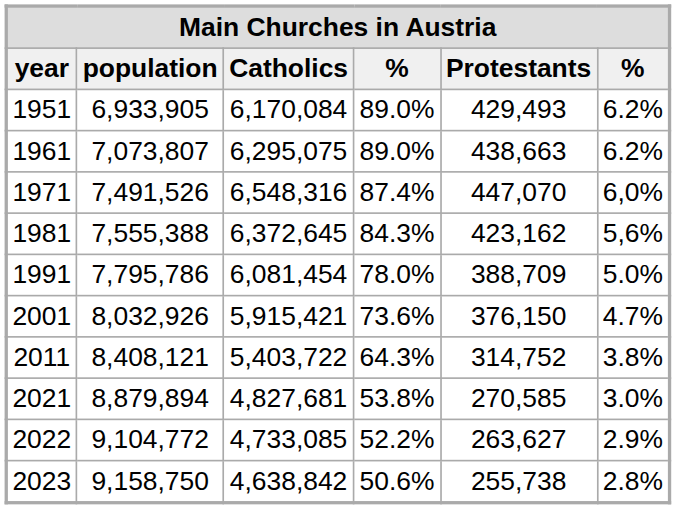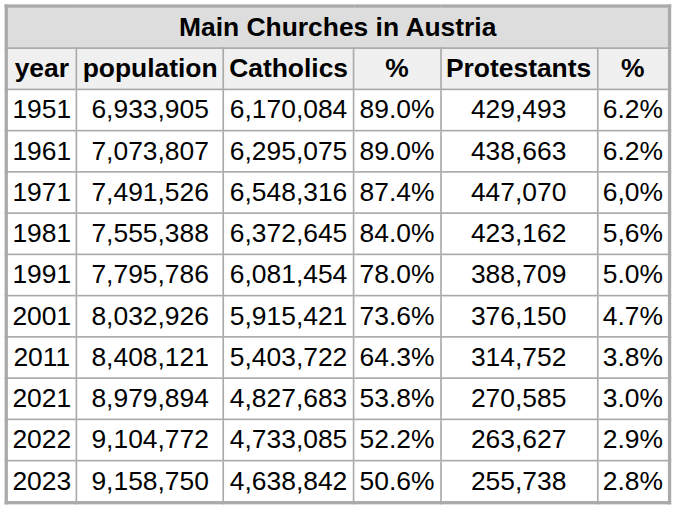(397, 233) 84.3% -> (397, 233) 84.0%
(150, 398) 8,879,894 -> (150, 398) 8,979,894
(289, 398) 4,827,681 -> (289, 398) 4,827,683
